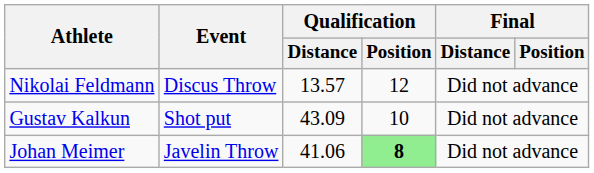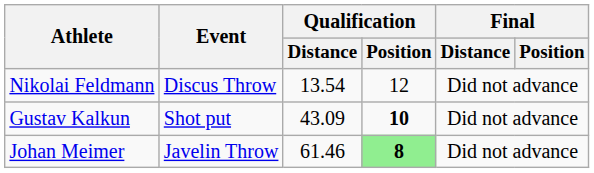(322, 85) 13.57 -> (322, 85) 13.54
(399, 118) normal -> (399, 118) bold
(322, 151) 41.06 -> (322, 151) 61.46
